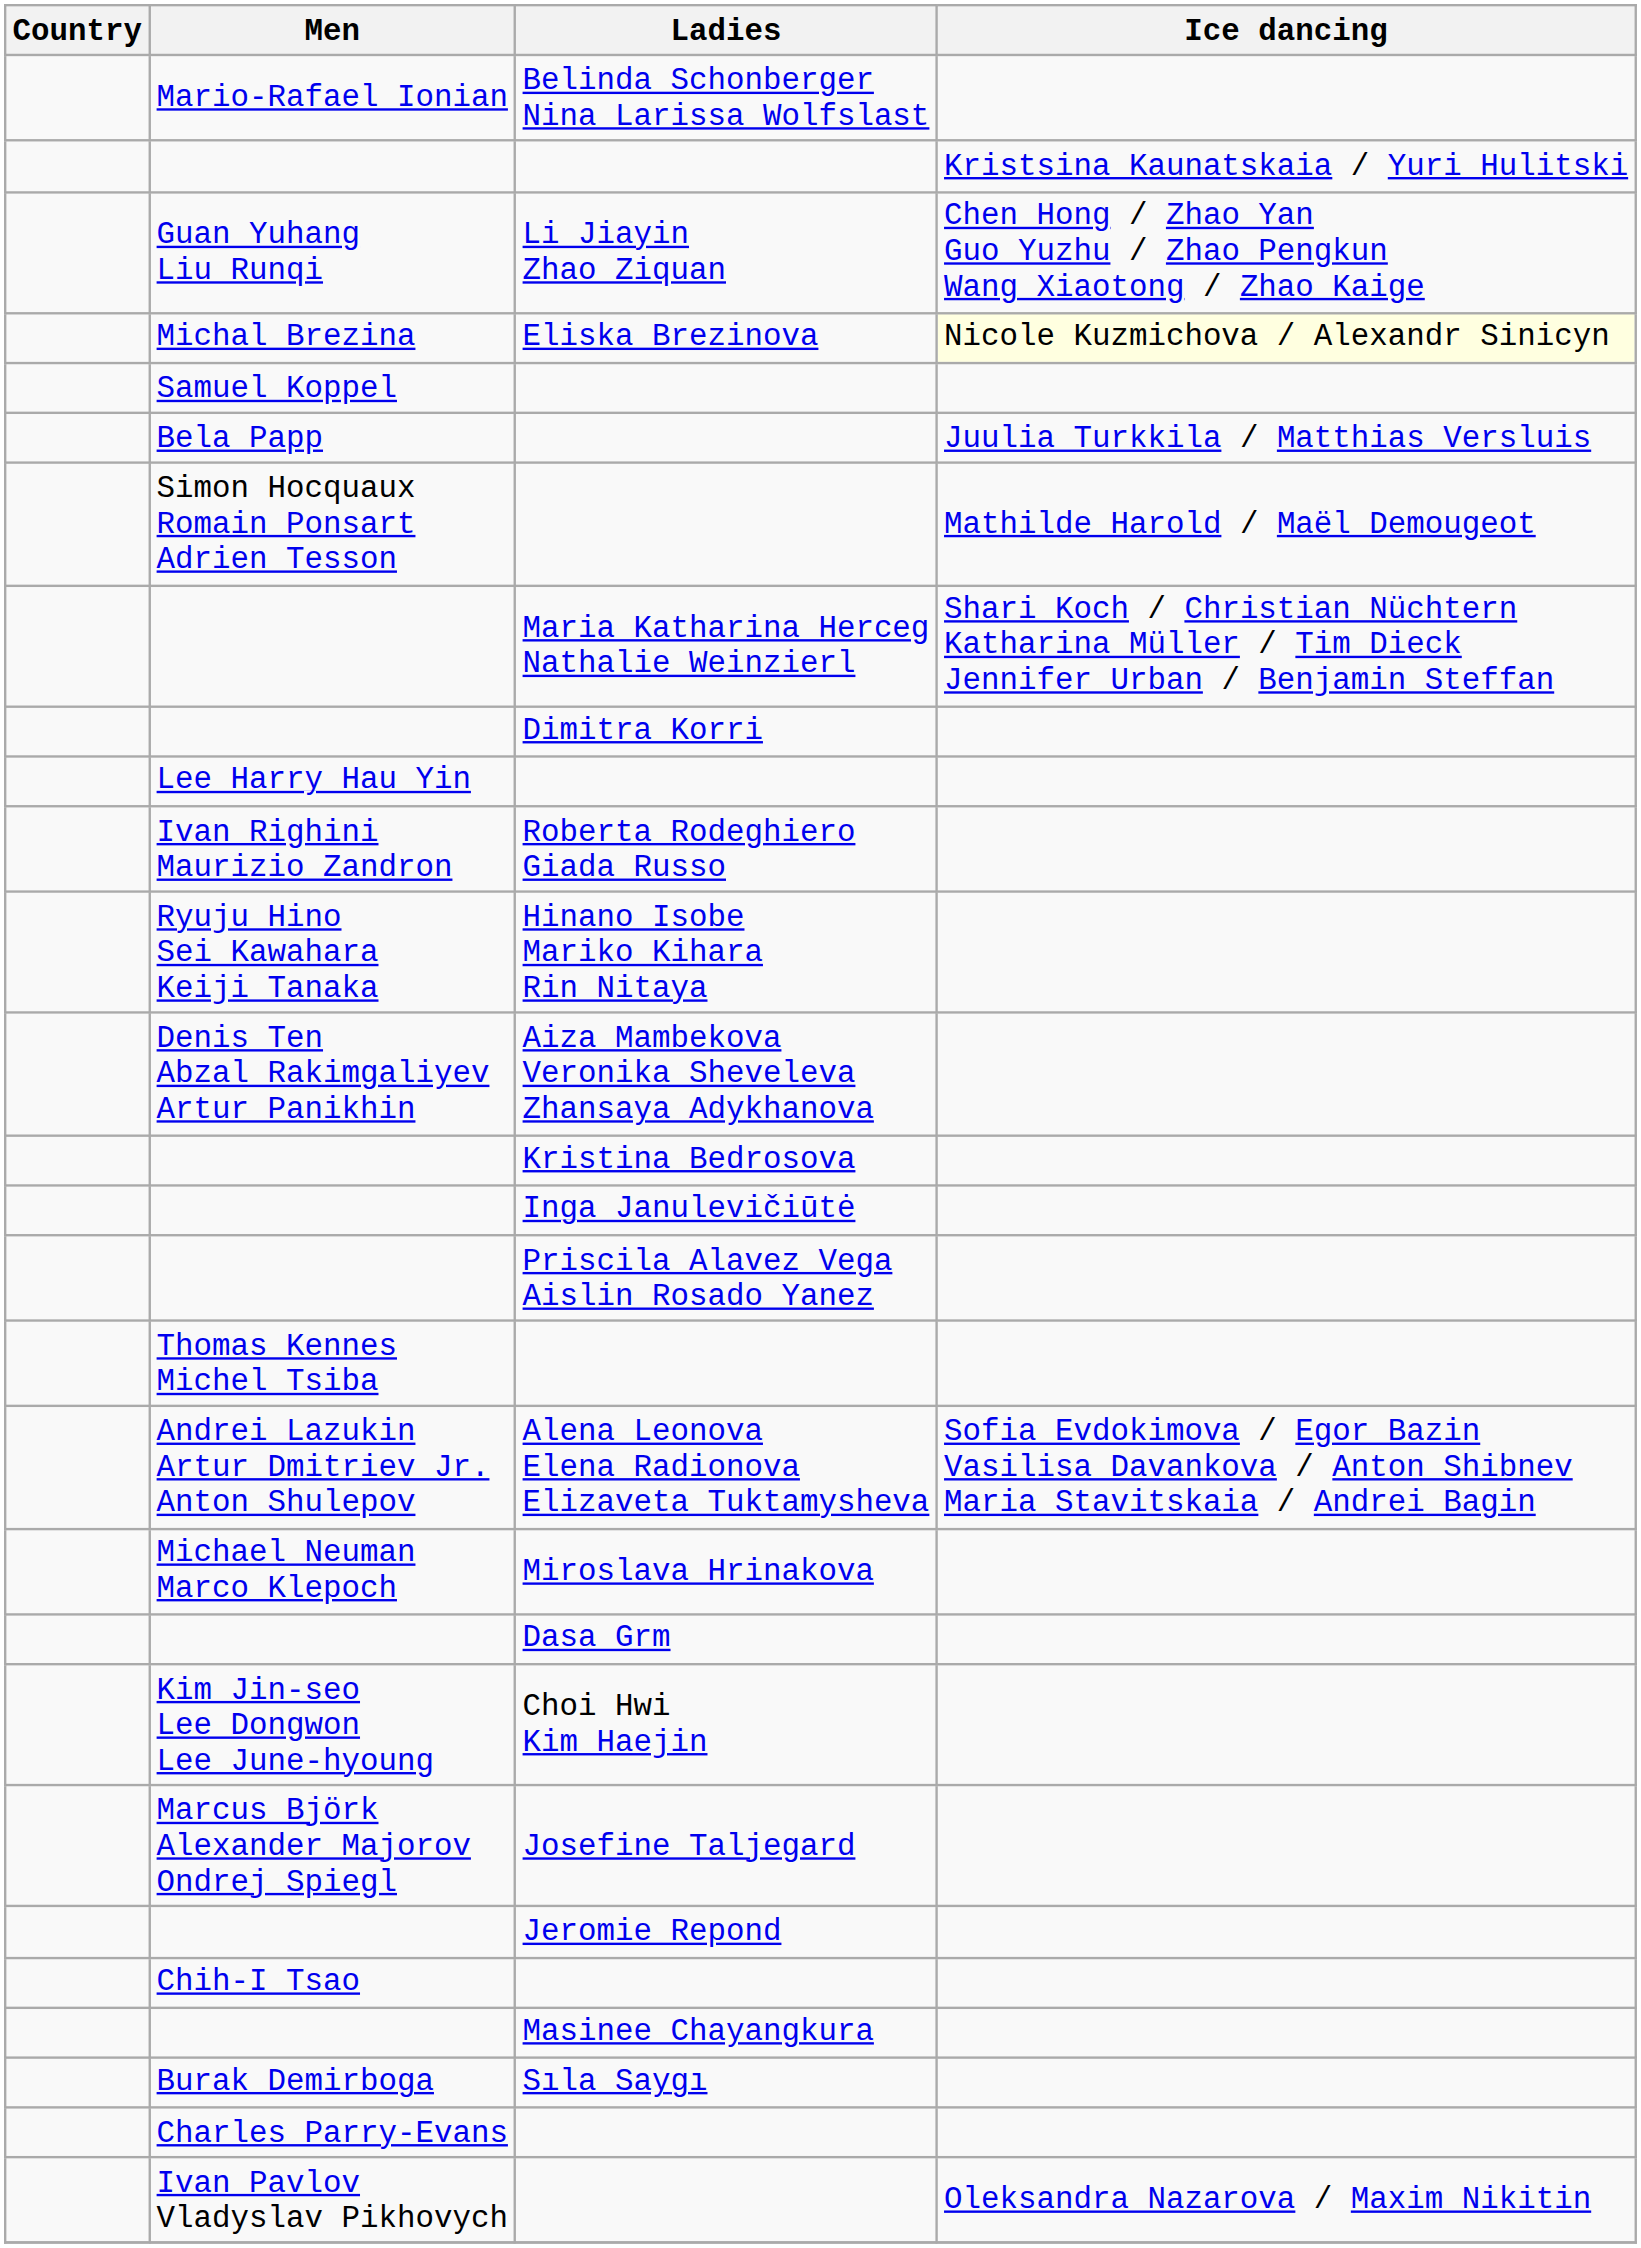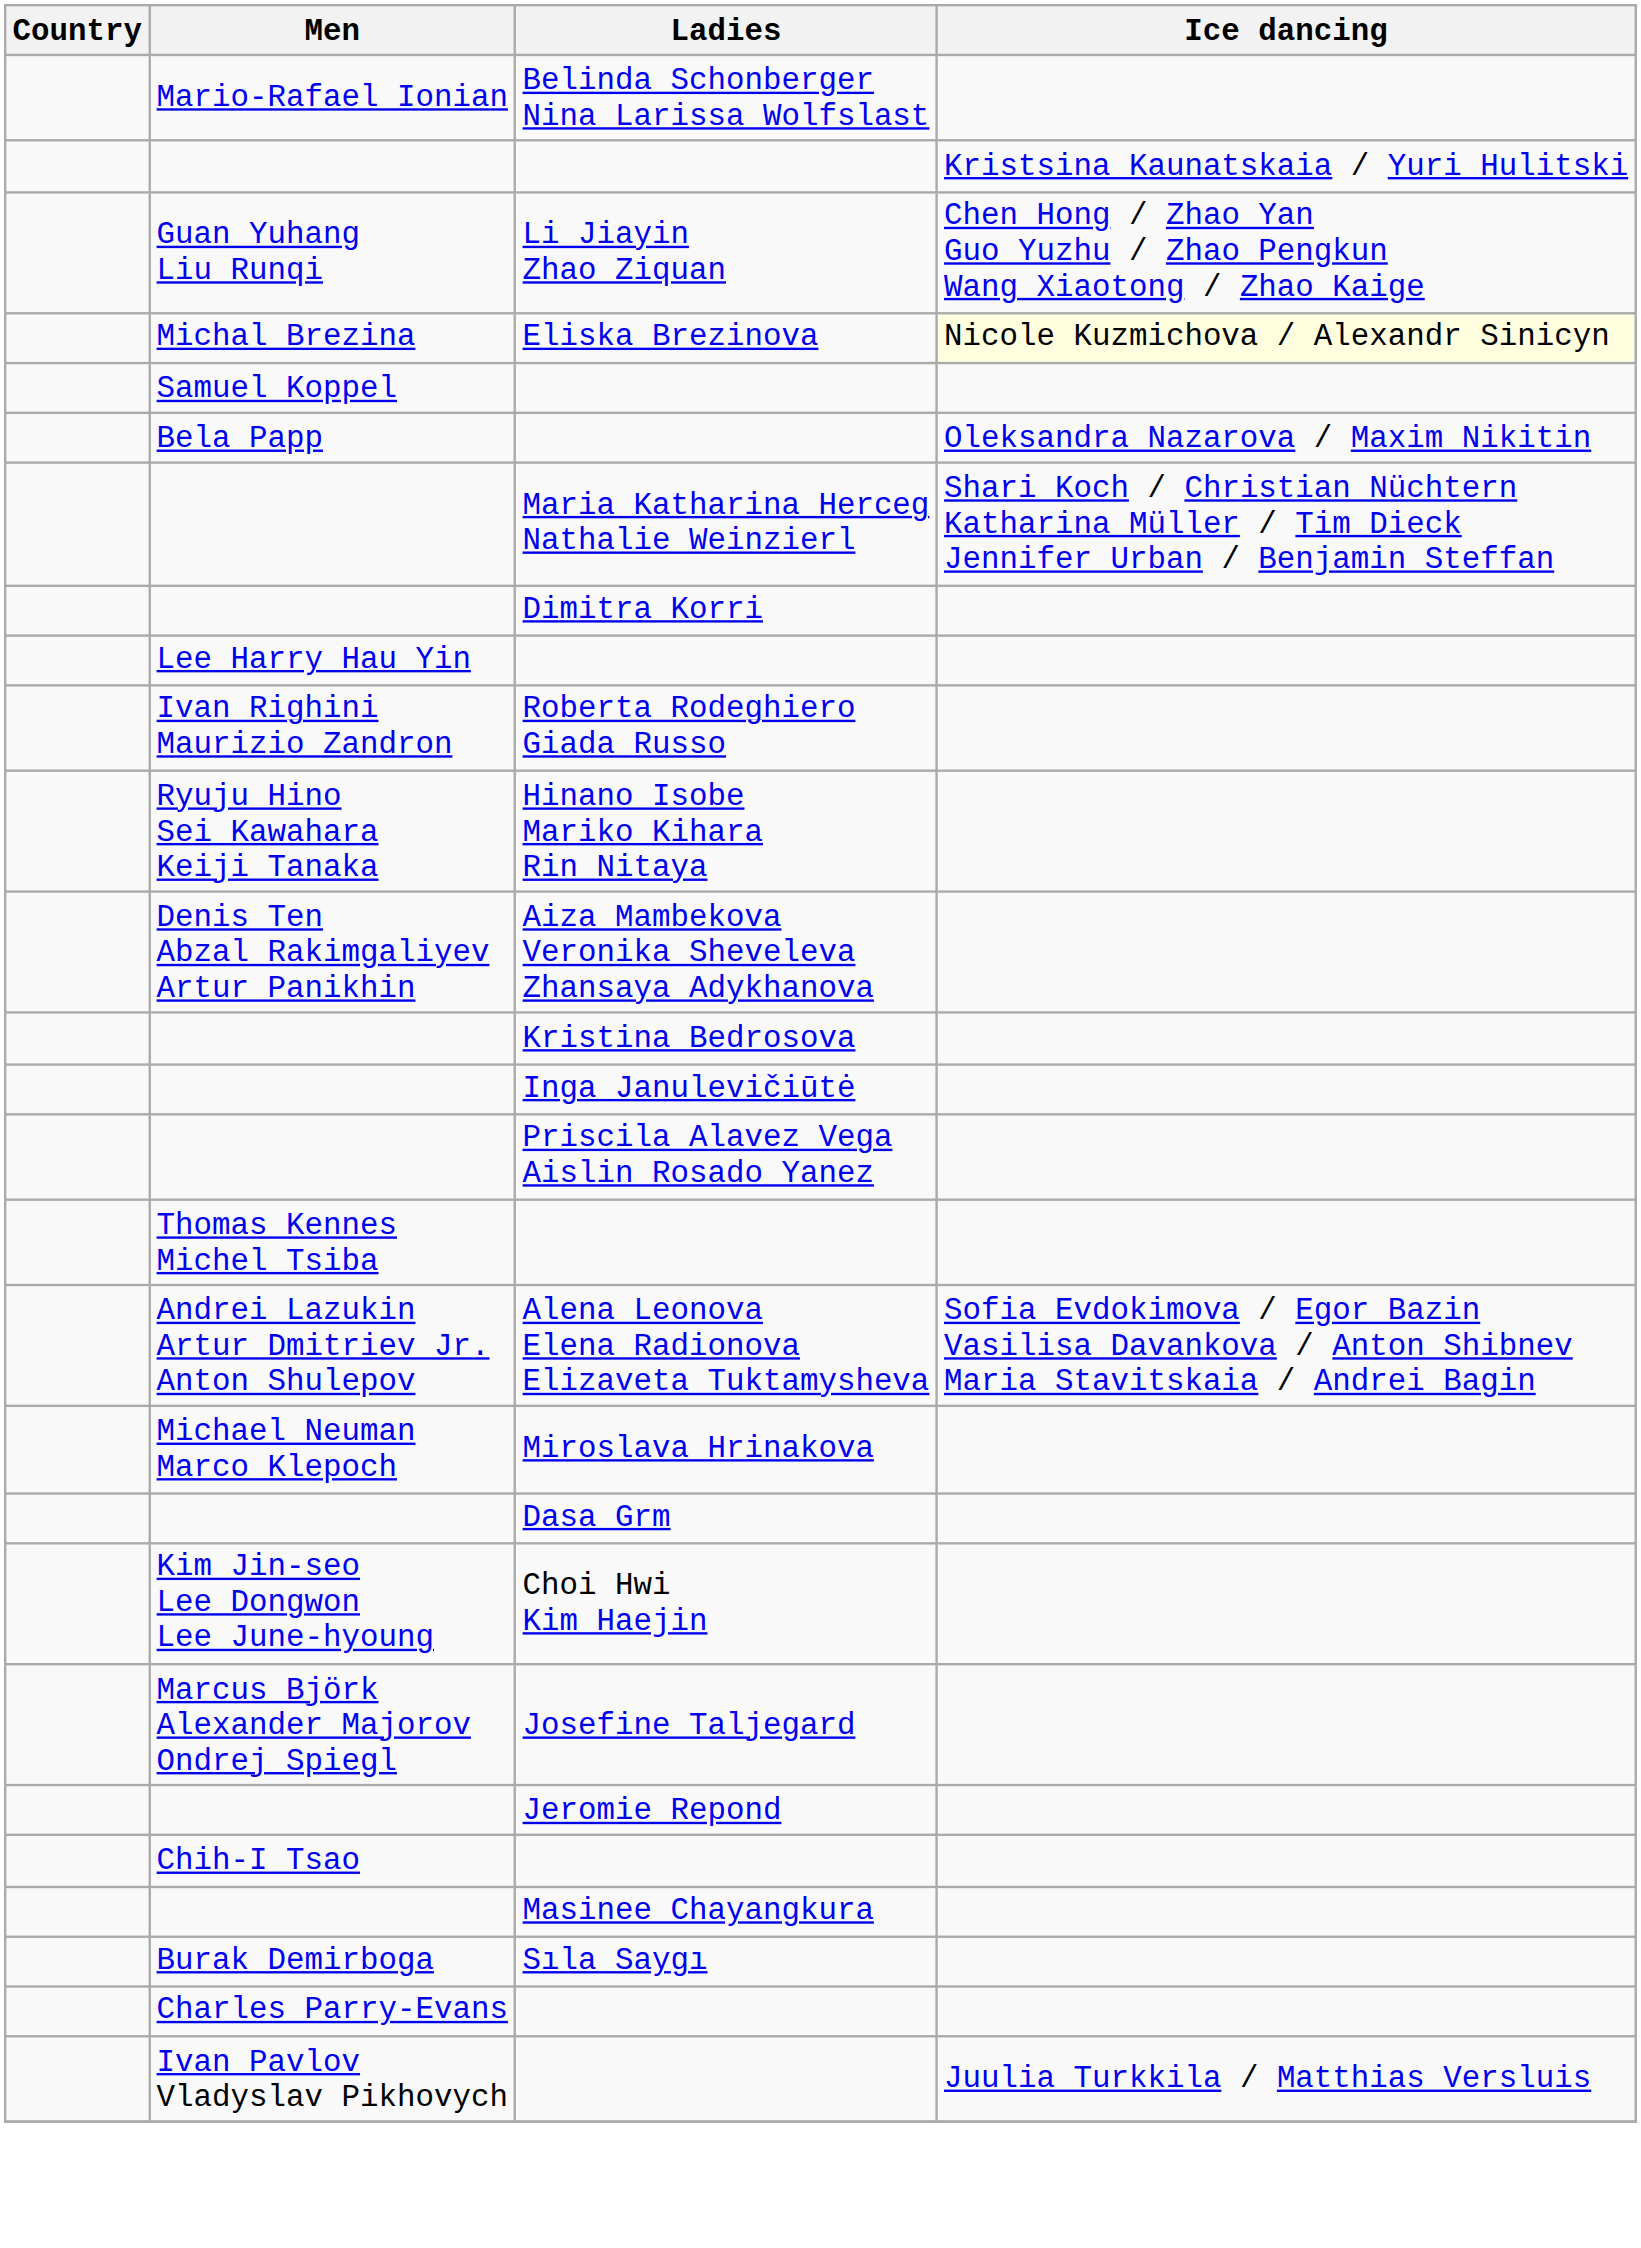(1268, 438) Juulia Turkkila / Matthias Versluis -> (1268, 438) Oleksandra Nazarova / Maxim Nikitin
- row: (286, 524)
(1268, 2201) Oleksandra Nazarova / Maxim Nikitin -> (1268, 2079) Juulia Turkkila / Matthias Versluis
